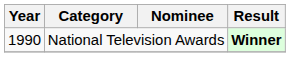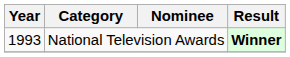(24, 39) 1990 -> (24, 39) 1993
